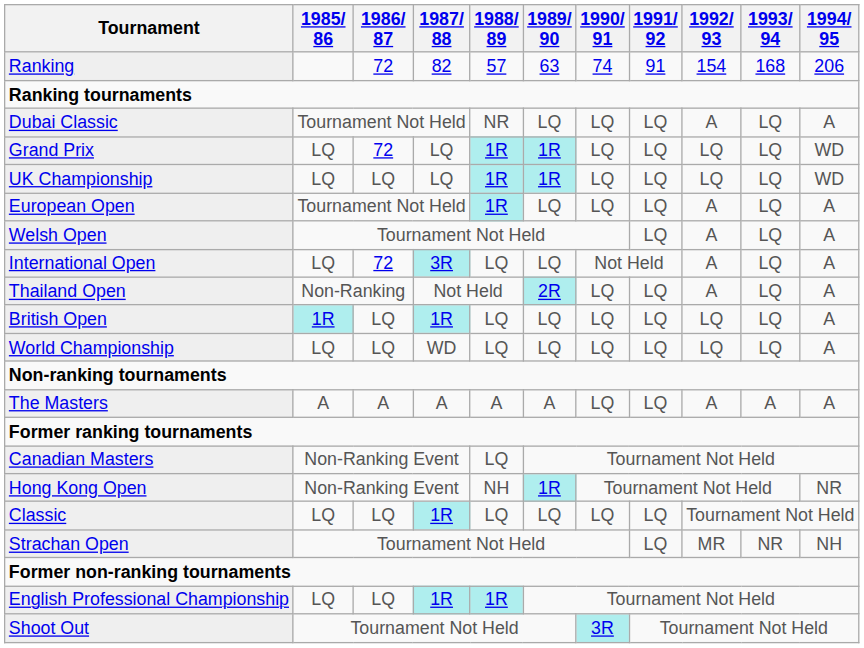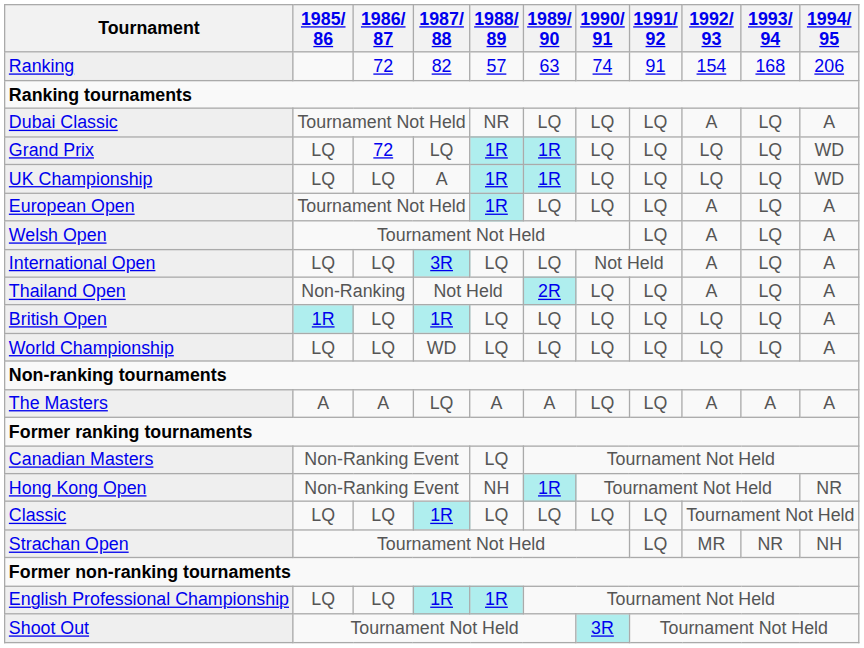(442, 178) LQ -> (442, 178) A
(383, 263) 72 -> (383, 263) LQ
(442, 403) A -> (442, 403) LQ
